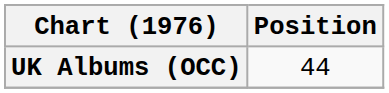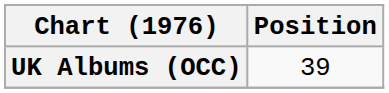(315, 68) 44 -> (315, 68) 39
